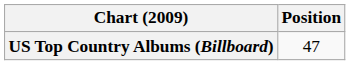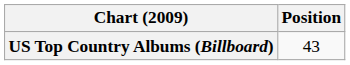(311, 45) 47 -> (311, 45) 43
